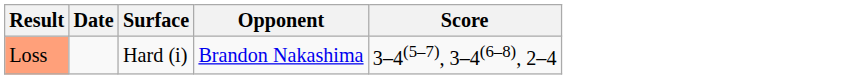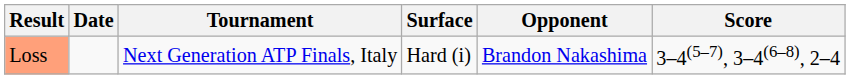+ column: (260, 20)
